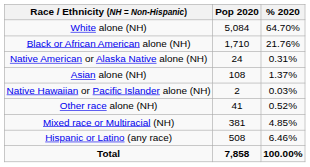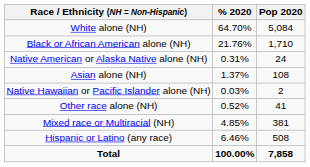columns swapped: (237, 12) <-> (283, 12)
